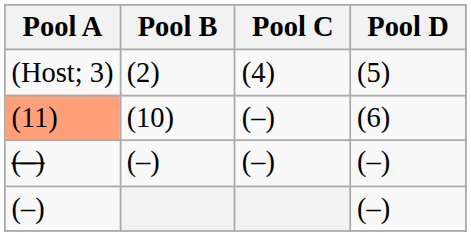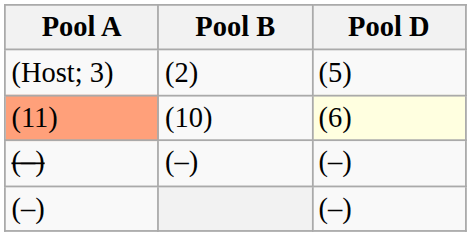- column: (293, 27)
(374, 117) no background -> (335, 117) lightyellow background
